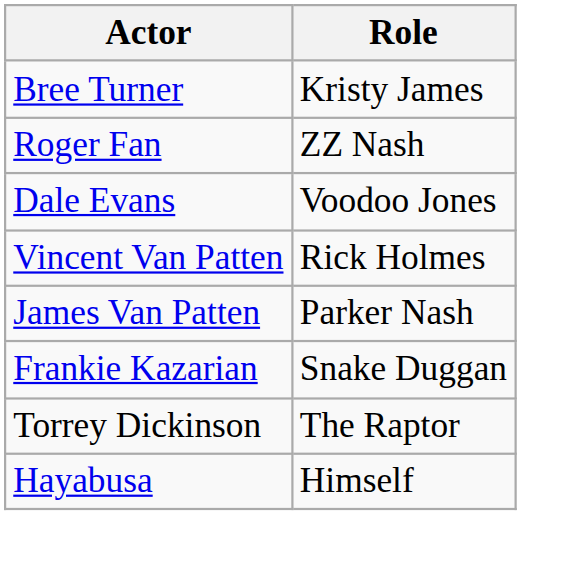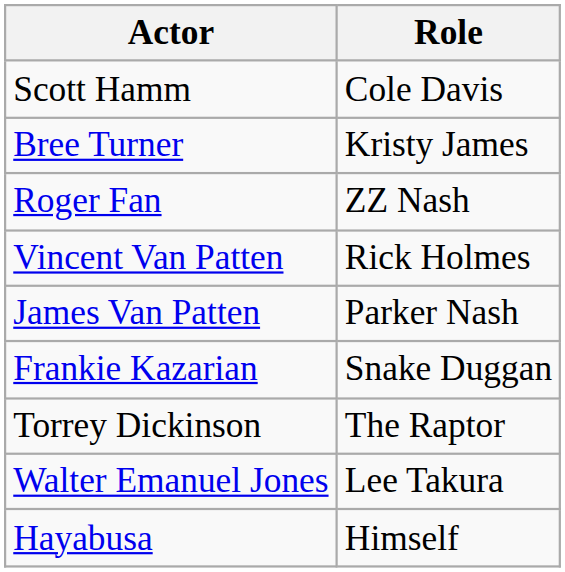+ row: (102, 88)
- row: (94, 200)
+ row: (171, 481)
